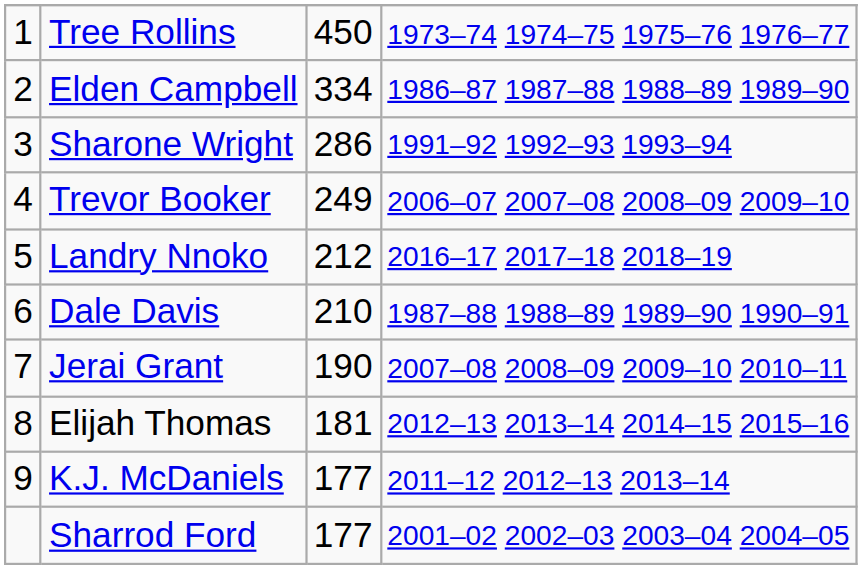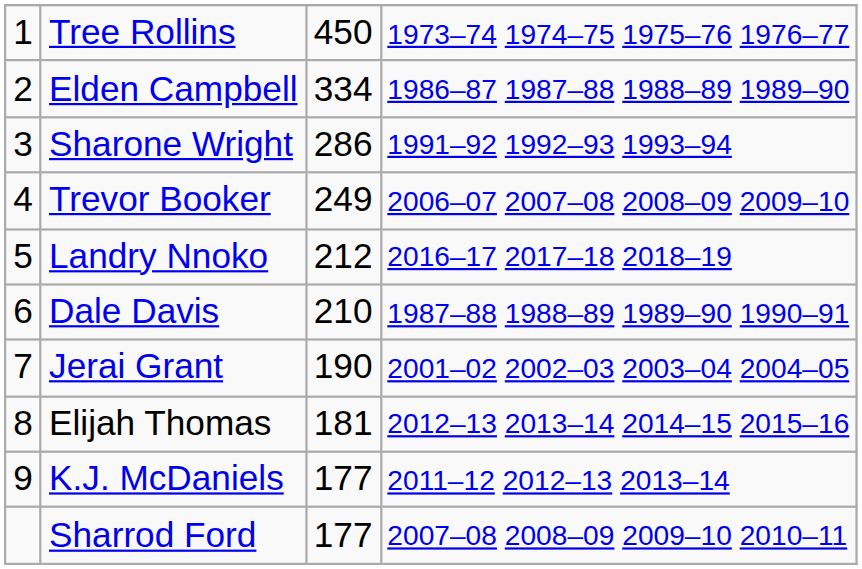(617, 368) 2007–08 2008–09 2009–10 2010–11 -> (618, 368) 2001–02 2002–03 2003–04 2004–05
(618, 535) 2001–02 2002–03 2003–04 2004–05 -> (617, 535) 2007–08 2008–09 2009–10 2010–11
